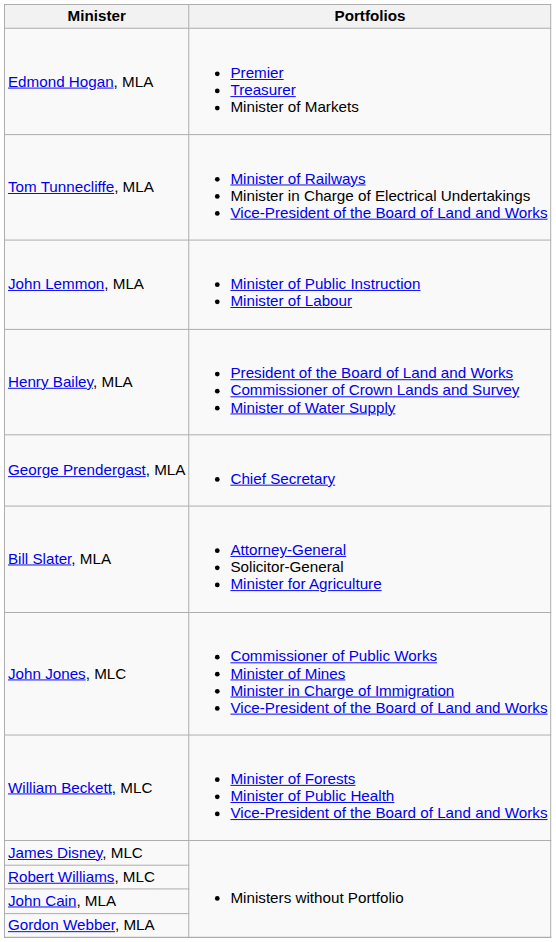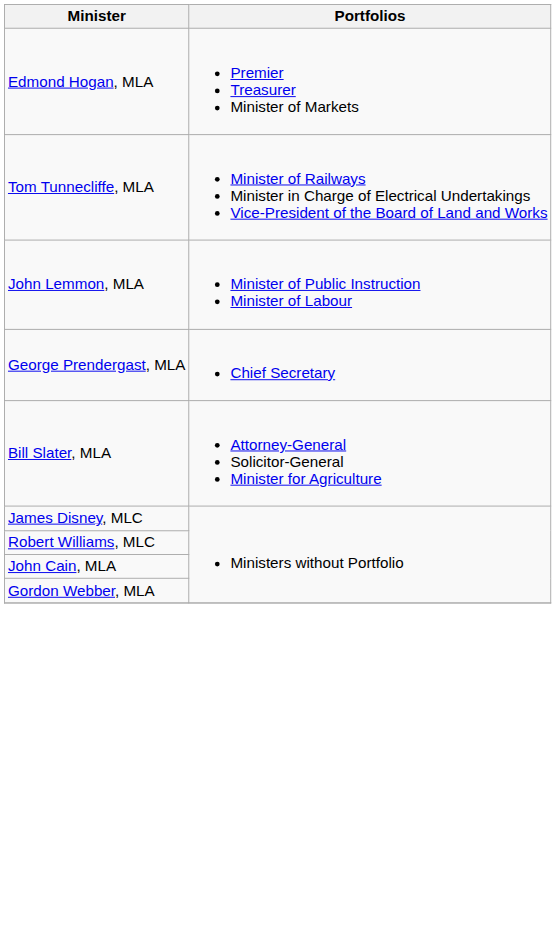- row: (70, 381)
- row: (67, 673)
- row: (80, 787)
